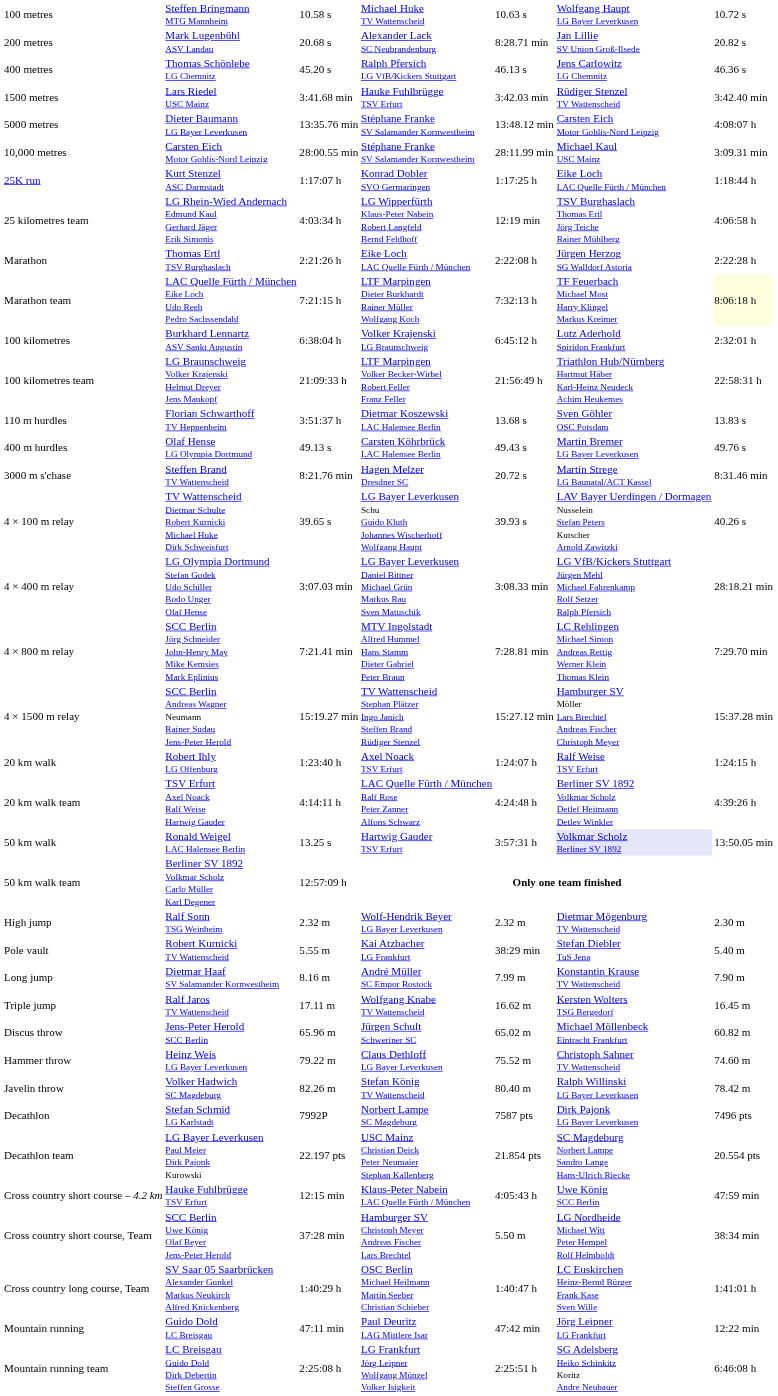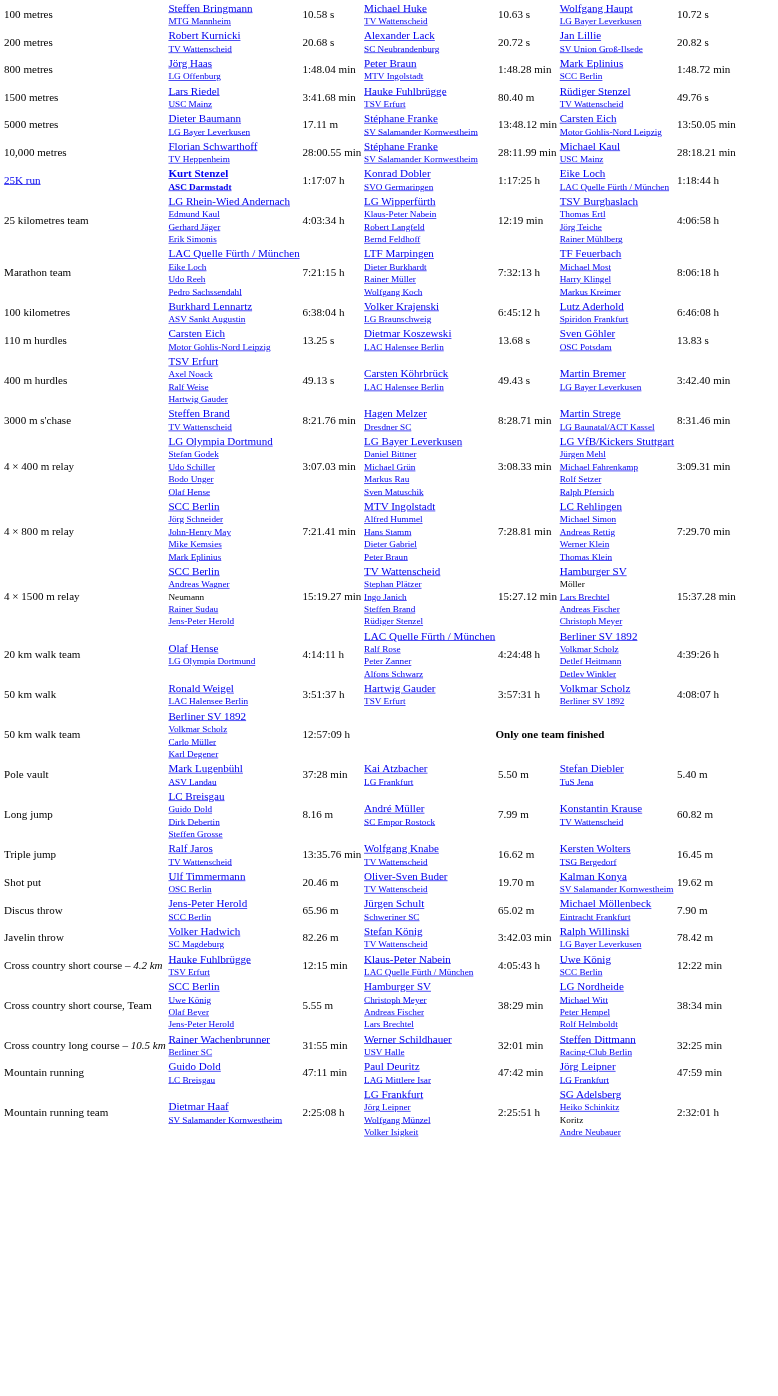(203, 42) Mark Lugenbühl ASV Landau -> (204, 42) Robert Kurnicki TV Wattenscheid
(522, 42) 8:28.71 min -> (514, 42) 20.72 s
- row: (28, 69)
+ row: (28, 69)
(522, 97) 3:42.03 min -> (516, 97) 80.40 m
(741, 97) 3:42.40 min -> (693, 97) 49.76 s
(329, 125) 13:35.76 min -> (320, 125) 17.11 m
(735, 125) 4:08:07 h -> (706, 125) 13:50.05 min
(216, 152) Carsten Eich Motor Gohlis-Nord Leipzig -> (213, 152) Florian Schwarthoff TV Heppenheim
(741, 152) 3:09.31 min -> (706, 152) 28:18.21 min
(195, 180) normal -> (200, 180) bold
- row: (26, 260)
(735, 300) lightyellow background -> (698, 272) no background
(735, 340) 2:32:01 h -> (698, 312) 6:46:08 h
- row: (49, 380)
(210, 420) Florian Schwarthoff TV Heppenheim -> (220, 340) Carsten Eich Motor Gohlis-Nord Leipzig
(320, 420) 3:51:37 h -> (318, 340) 13.25 s
(209, 447) Olaf Hense LG Olympia Dortmund -> (198, 380) TSV Erfurt Axel Noack Ralf Weise Hartwig Gauder
(730, 447) 49.76 s -> (704, 380) 3:42.40 min
(511, 475) 20.72 s -> (525, 420) 8:28.71 min
- row: (39, 521)
(744, 586) 28:18.21 min -> (704, 466) 3:09.31 min
- row: (30, 762)
(195, 802) TSV Erfurt Axel Noack Ralf Weise Hartwig Gauder -> (212, 654) Olaf Hense LG Olympia Dortmund
(315, 842) 13.25 s -> (323, 694) 3:51:37 h
(592, 842) lavender background -> (595, 694) no background
(744, 842) 13:50.05 min -> (698, 694) 4:08:07 h
- row: (28, 922)
(201, 950) Robert Kurnicki TV Wattenscheid -> (206, 775) Mark Lugenbühl ASV Landau
(315, 950) 5.55 m -> (325, 775) 37:28 min
(518, 950) 38:29 min -> (513, 775) 5.50 m
(222, 977) Dietmar Haaf SV Salamander Kornwestheim -> (196, 815) LC Breisgau Guido Dold Dirk Debertin Steffen Grosse
(729, 977) 7.90 m -> (695, 815) 60.82 m
(317, 1005) 17.11 m -> (332, 855) 13:35.76 min
+ row: (23, 882)
(732, 1033) 60.82 m -> (692, 910) 7.90 m
- row: (38, 1060)
(513, 1088) 80.40 m -> (525, 937) 3:42.03 min
- row: (27, 1115)
- row: (39, 1155)
(737, 1195) 47:59 min -> (699, 965) 12:22 min
(322, 1235) 37:28 min -> (318, 1005) 5.55 m
(510, 1235) 5.50 m -> (521, 1005) 38:29 min
+ row: (85, 1045)
- row: (77, 1288)
(737, 1328) 12:22 min -> (699, 1073) 47:59 min
(193, 1368) LC Breisgau Guido Dold Dirk Debertin Steffen Grosse -> (225, 1113) Dietmar Haaf SV Salamander Kornwestheim
(735, 1368) 6:46:08 h -> (698, 1113) 2:32:01 h
